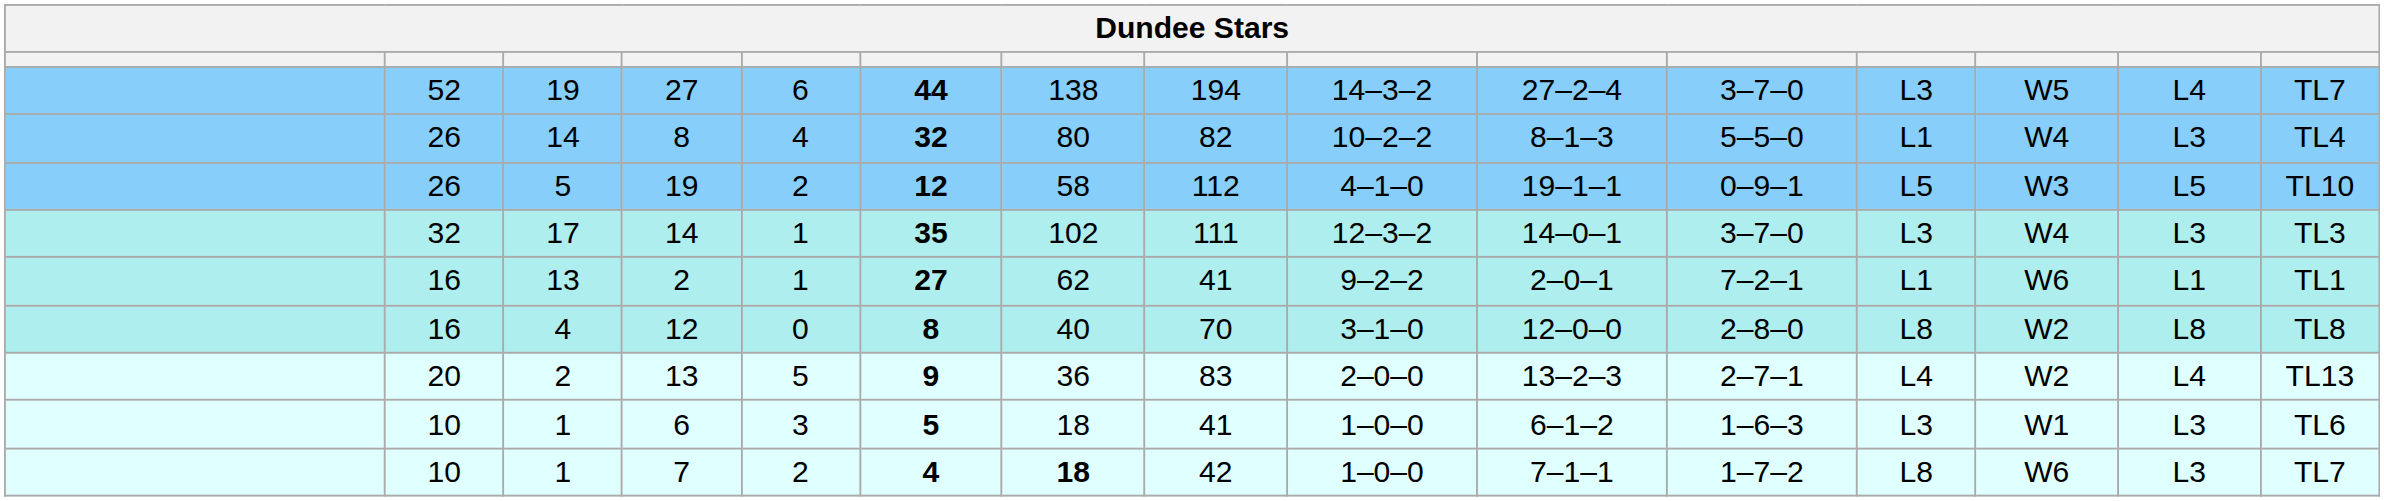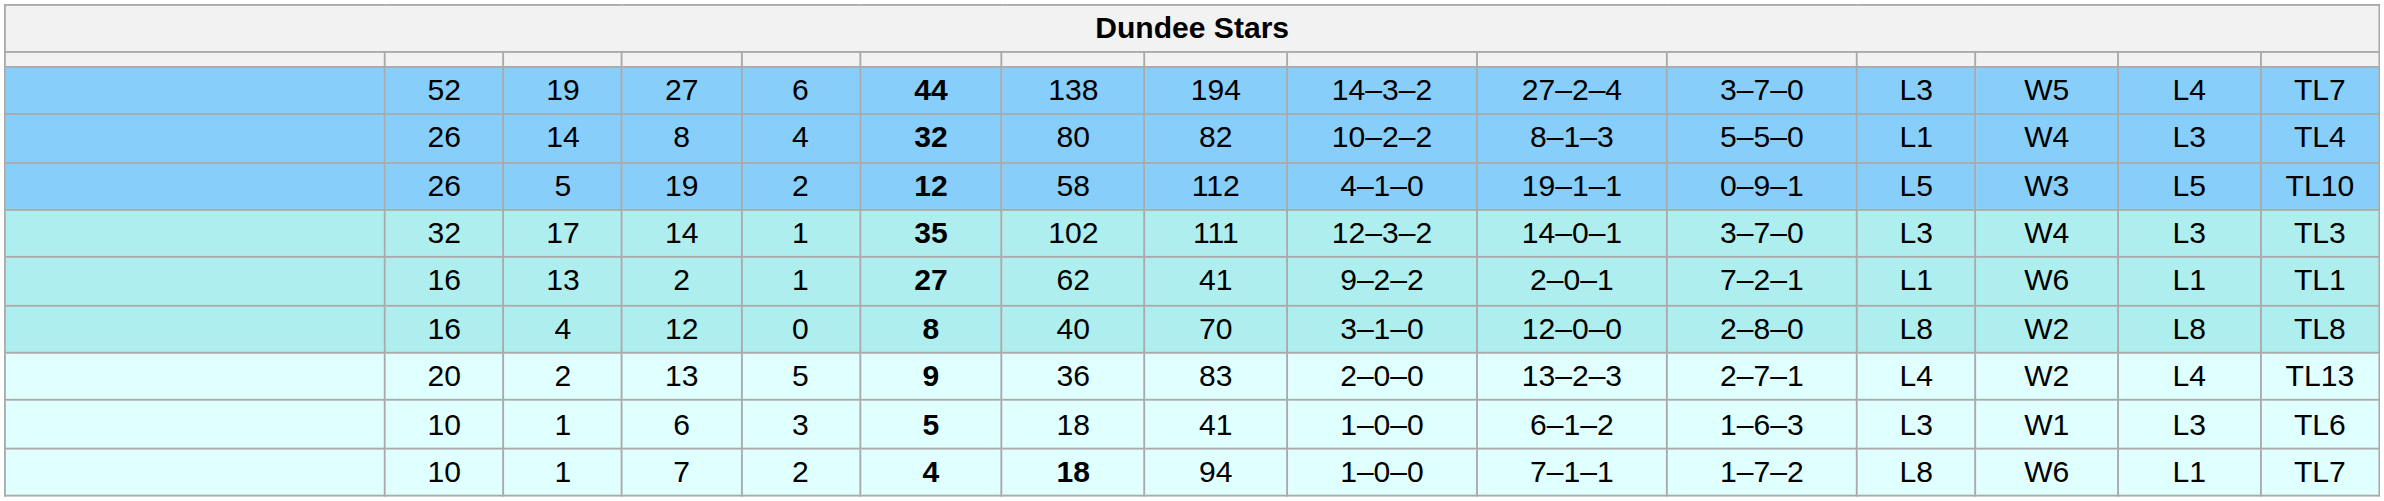(1216, 471) 42 -> (1216, 471) 94
(2189, 471) L3 -> (2189, 471) L1
